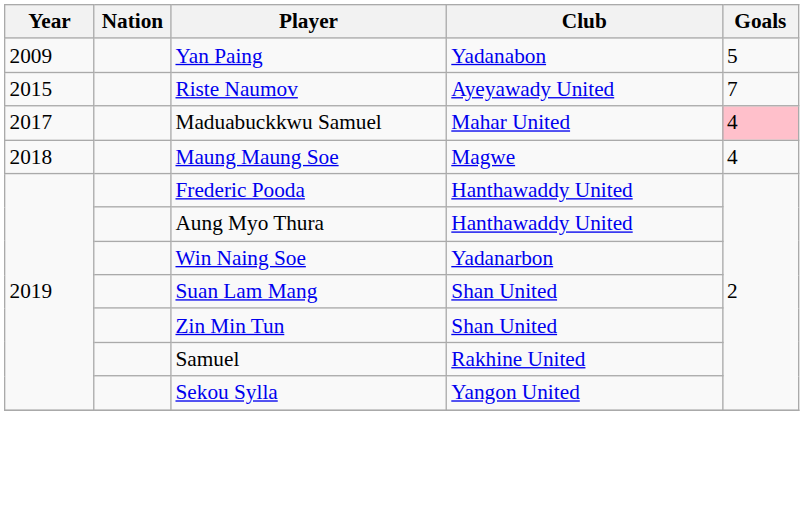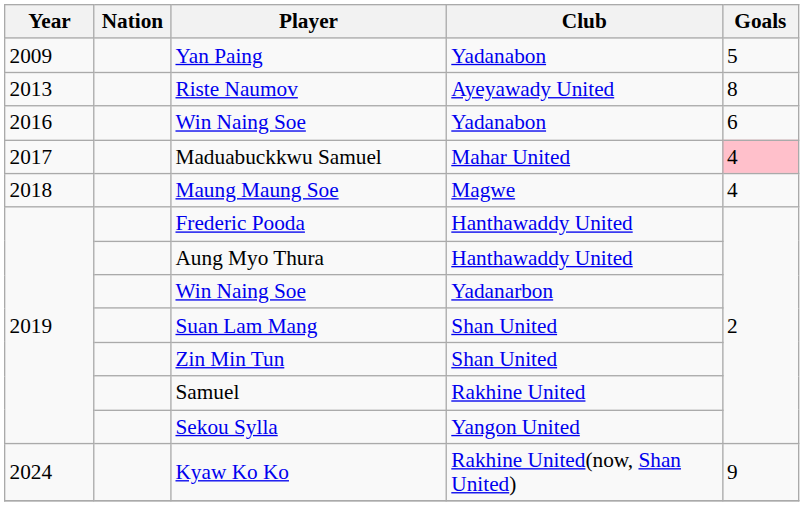(31, 88) 2015 -> (31, 88) 2013
(732, 88) 7 -> (732, 88) 8
+ row: (241, 122)
+ row: (232, 472)
